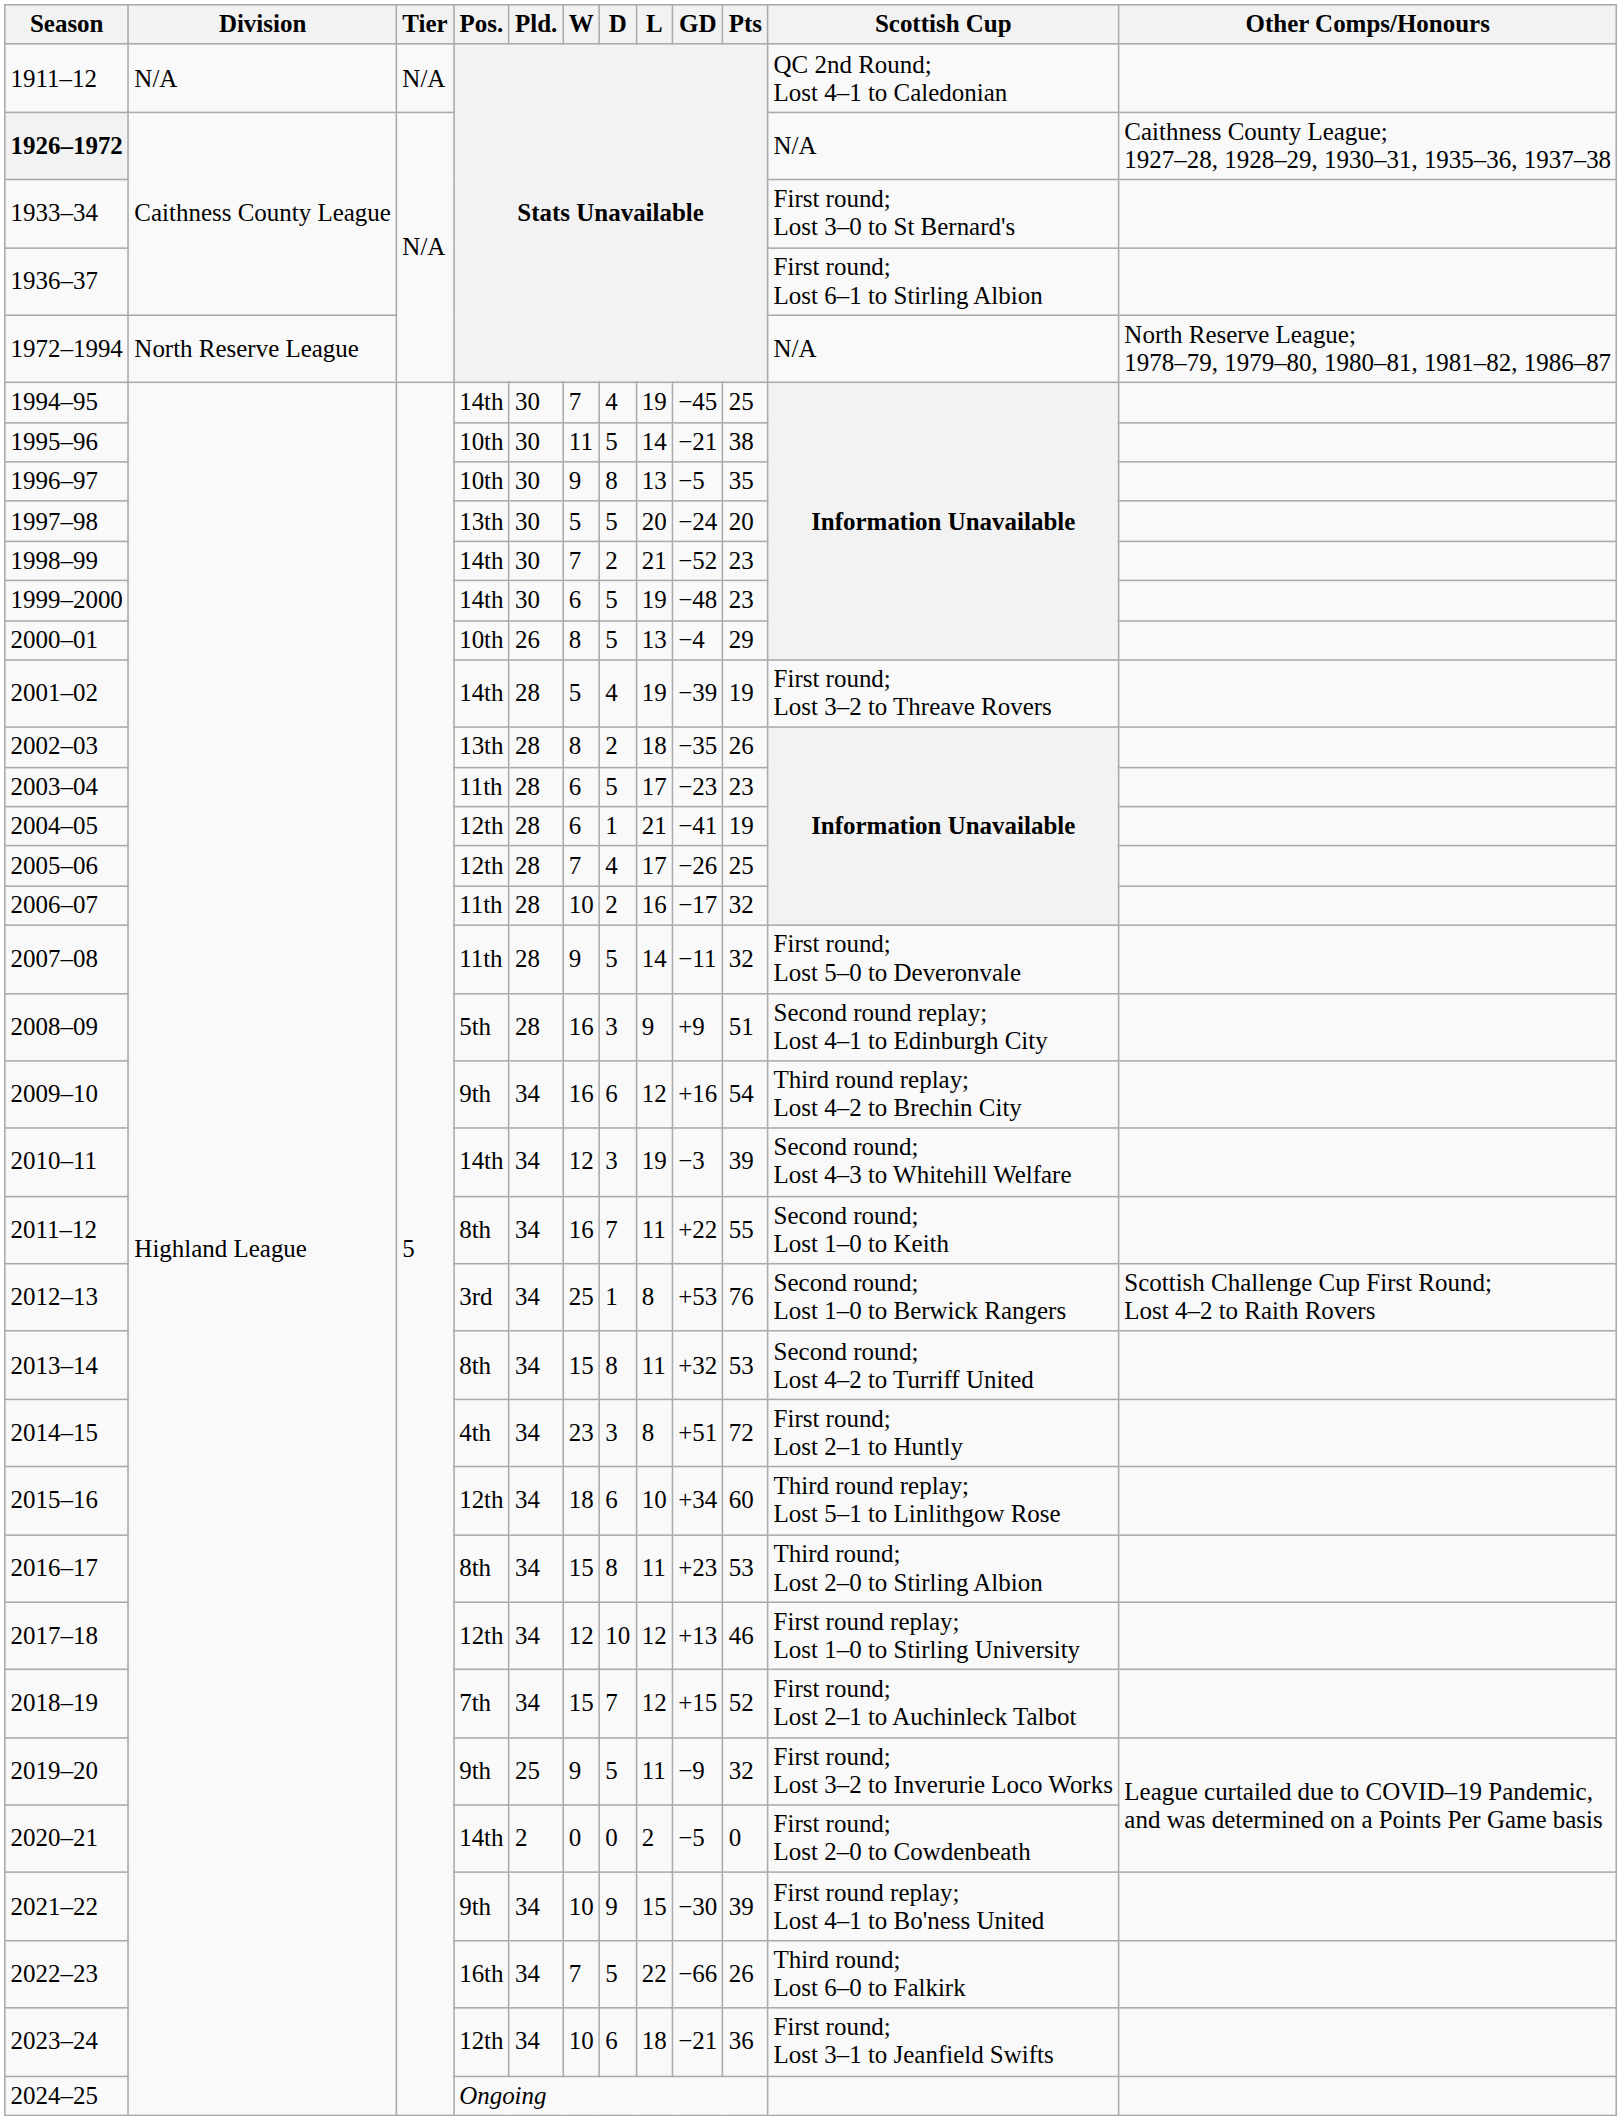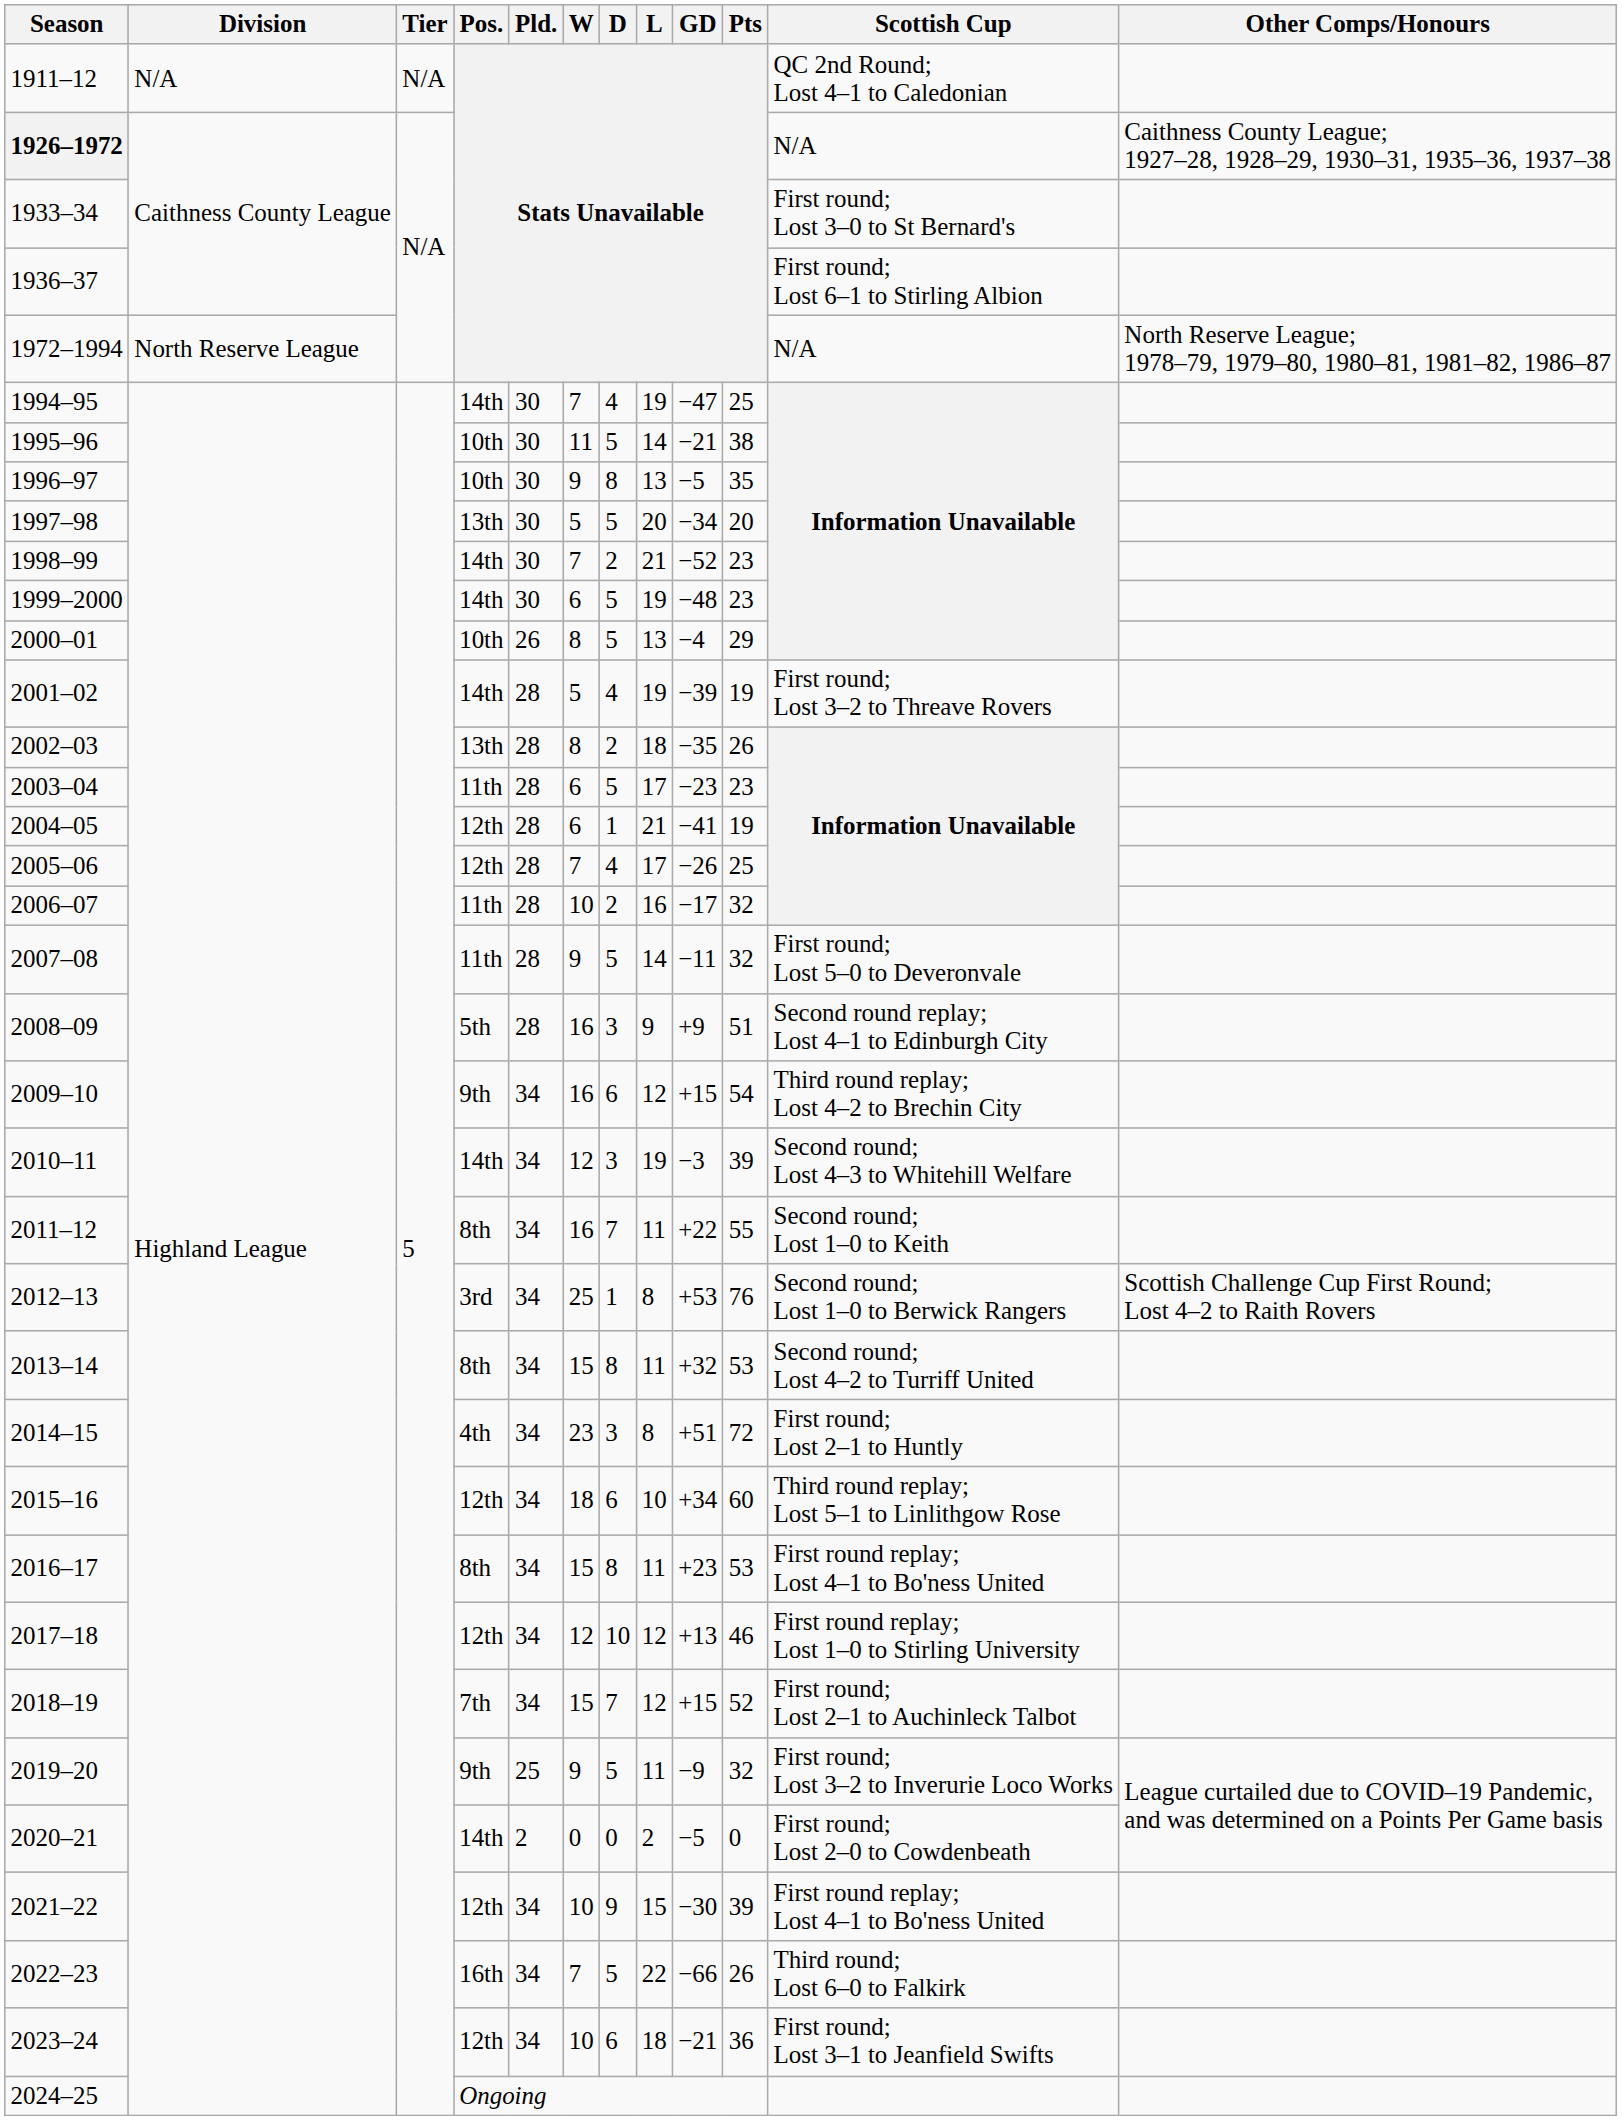(698, 402) −45 -> (698, 402) −47
(698, 520) −24 -> (698, 520) −34
(698, 1094) +16 -> (698, 1094) +15
(908, 1567) Third round; Lost 2–0 to Stirling Albion -> (909, 1567) First round replay; Lost 4–1 to Bo'ness United
(475, 1906) 9th -> (481, 1906) 12th
